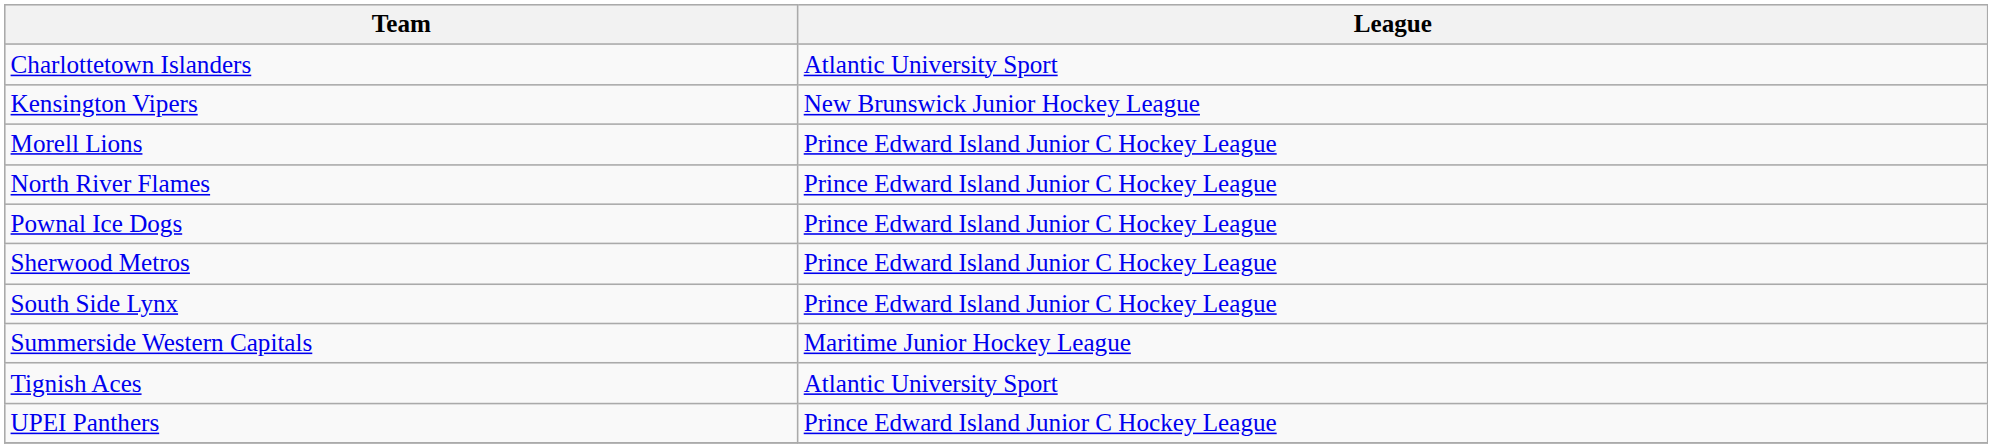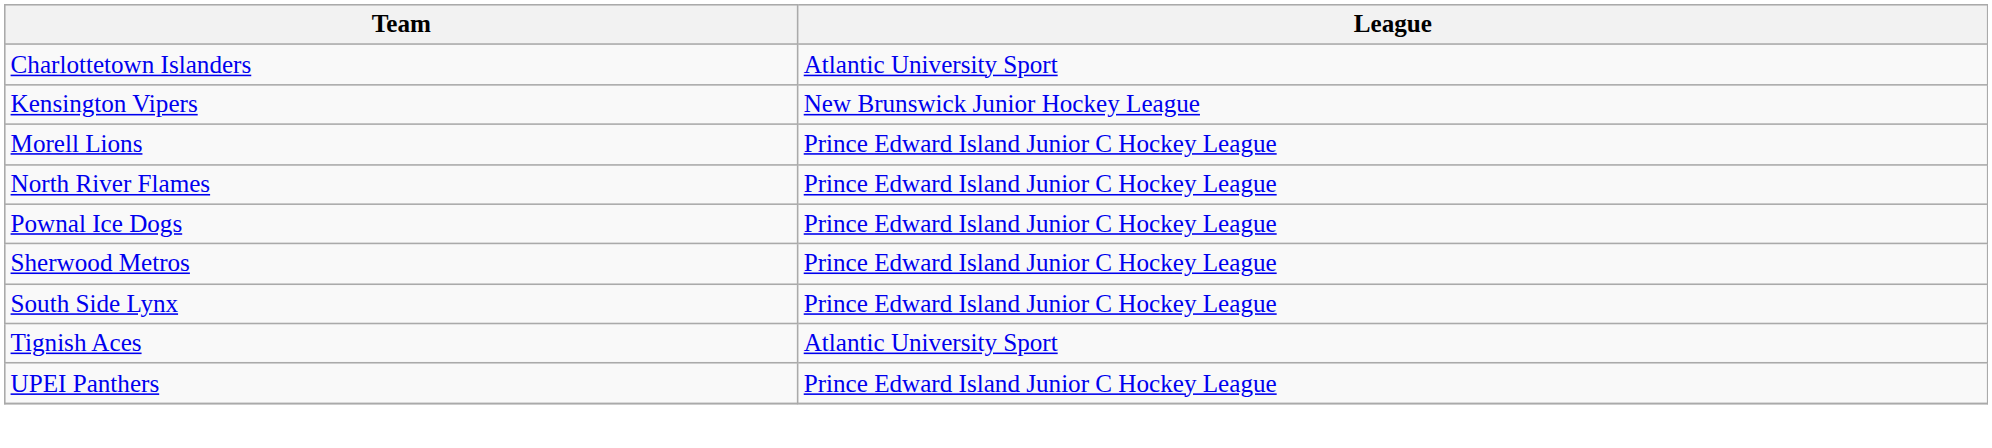- row: (161, 343)
